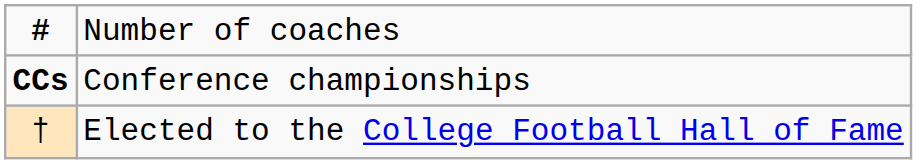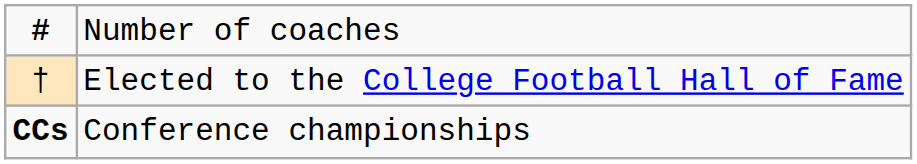rows swapped: (41, 81) <-> (41, 132)
